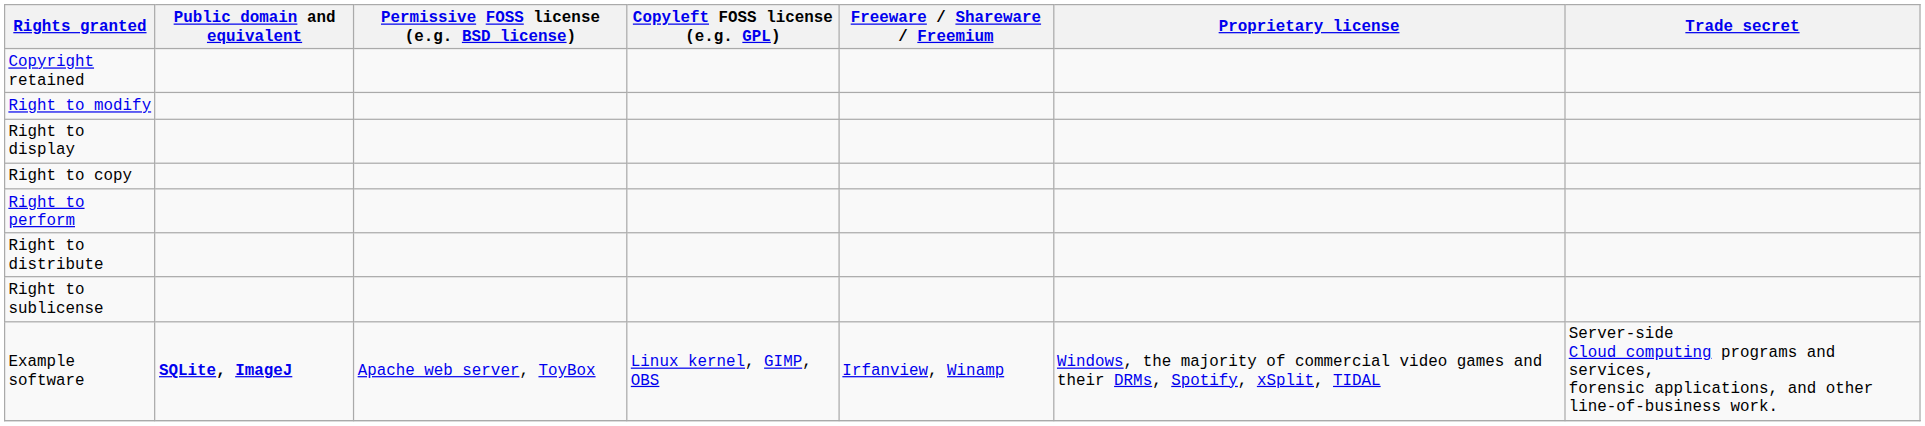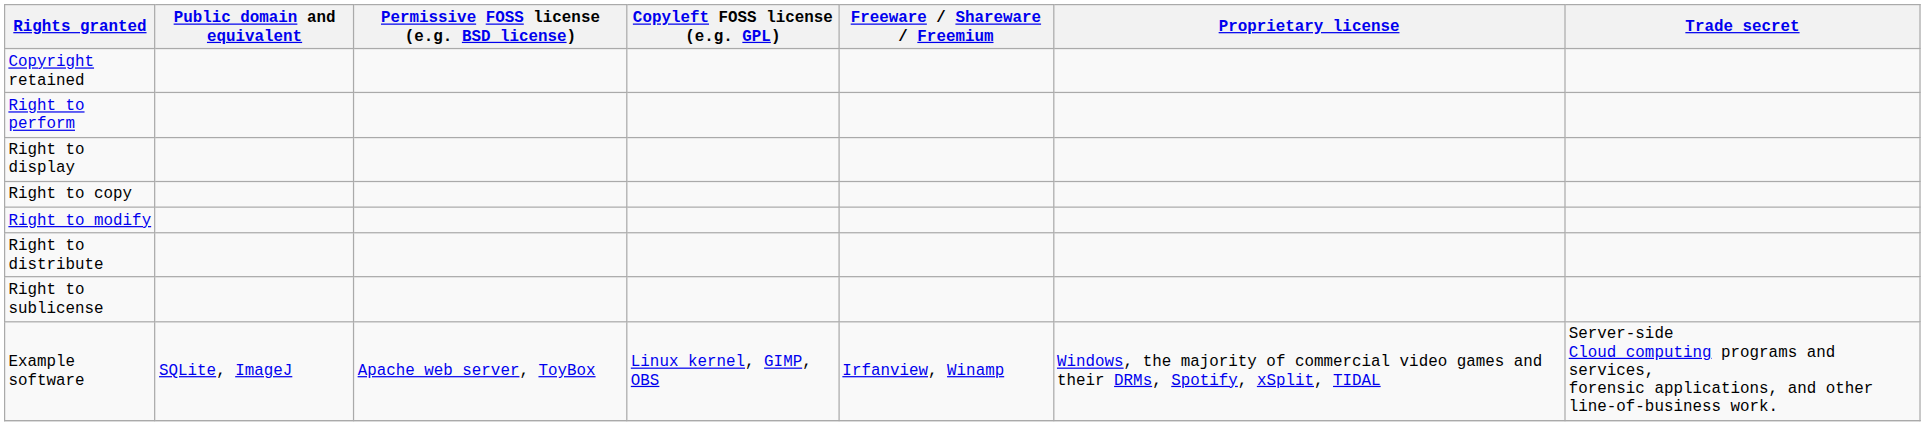rows swapped: (46, 211) <-> (80, 106)
(226, 371) bold -> (226, 371) normal
